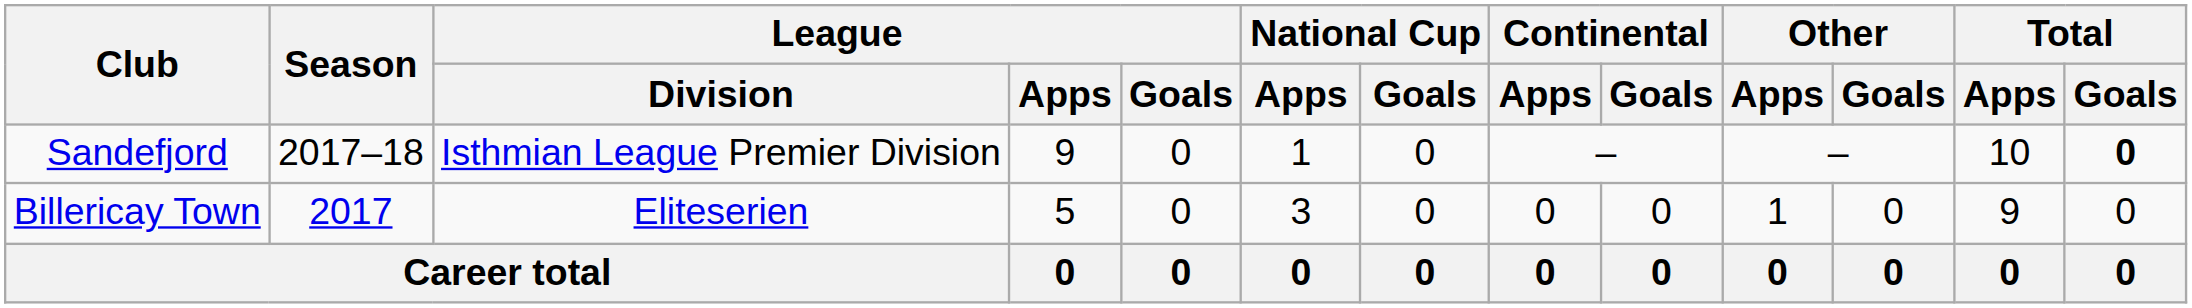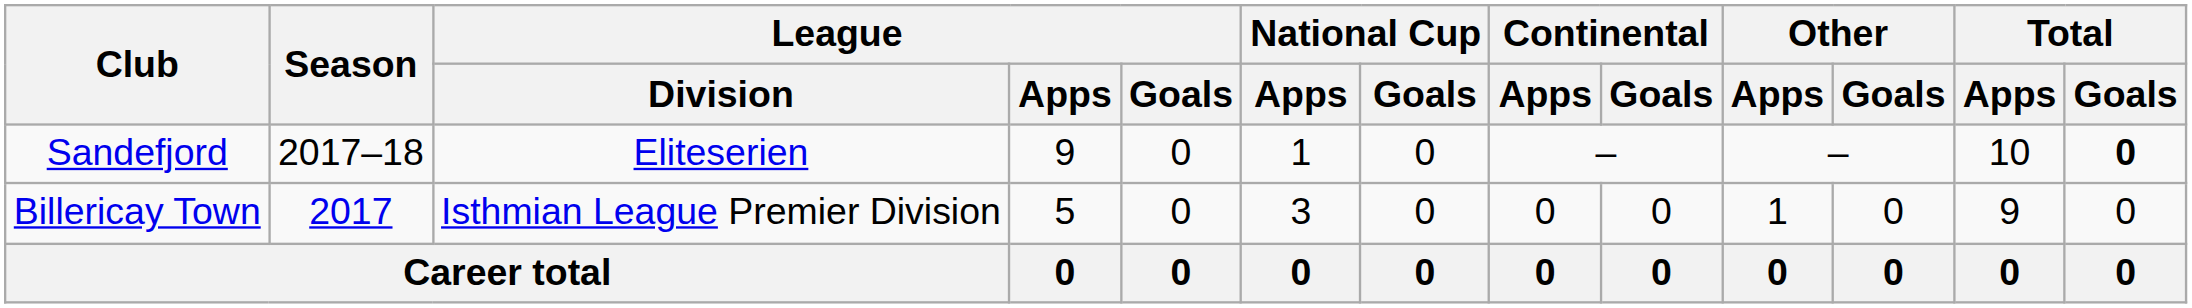(721, 152) Isthmian League Premier Division -> (721, 152) Eliteserien
(721, 212) Eliteserien -> (721, 212) Isthmian League Premier Division
